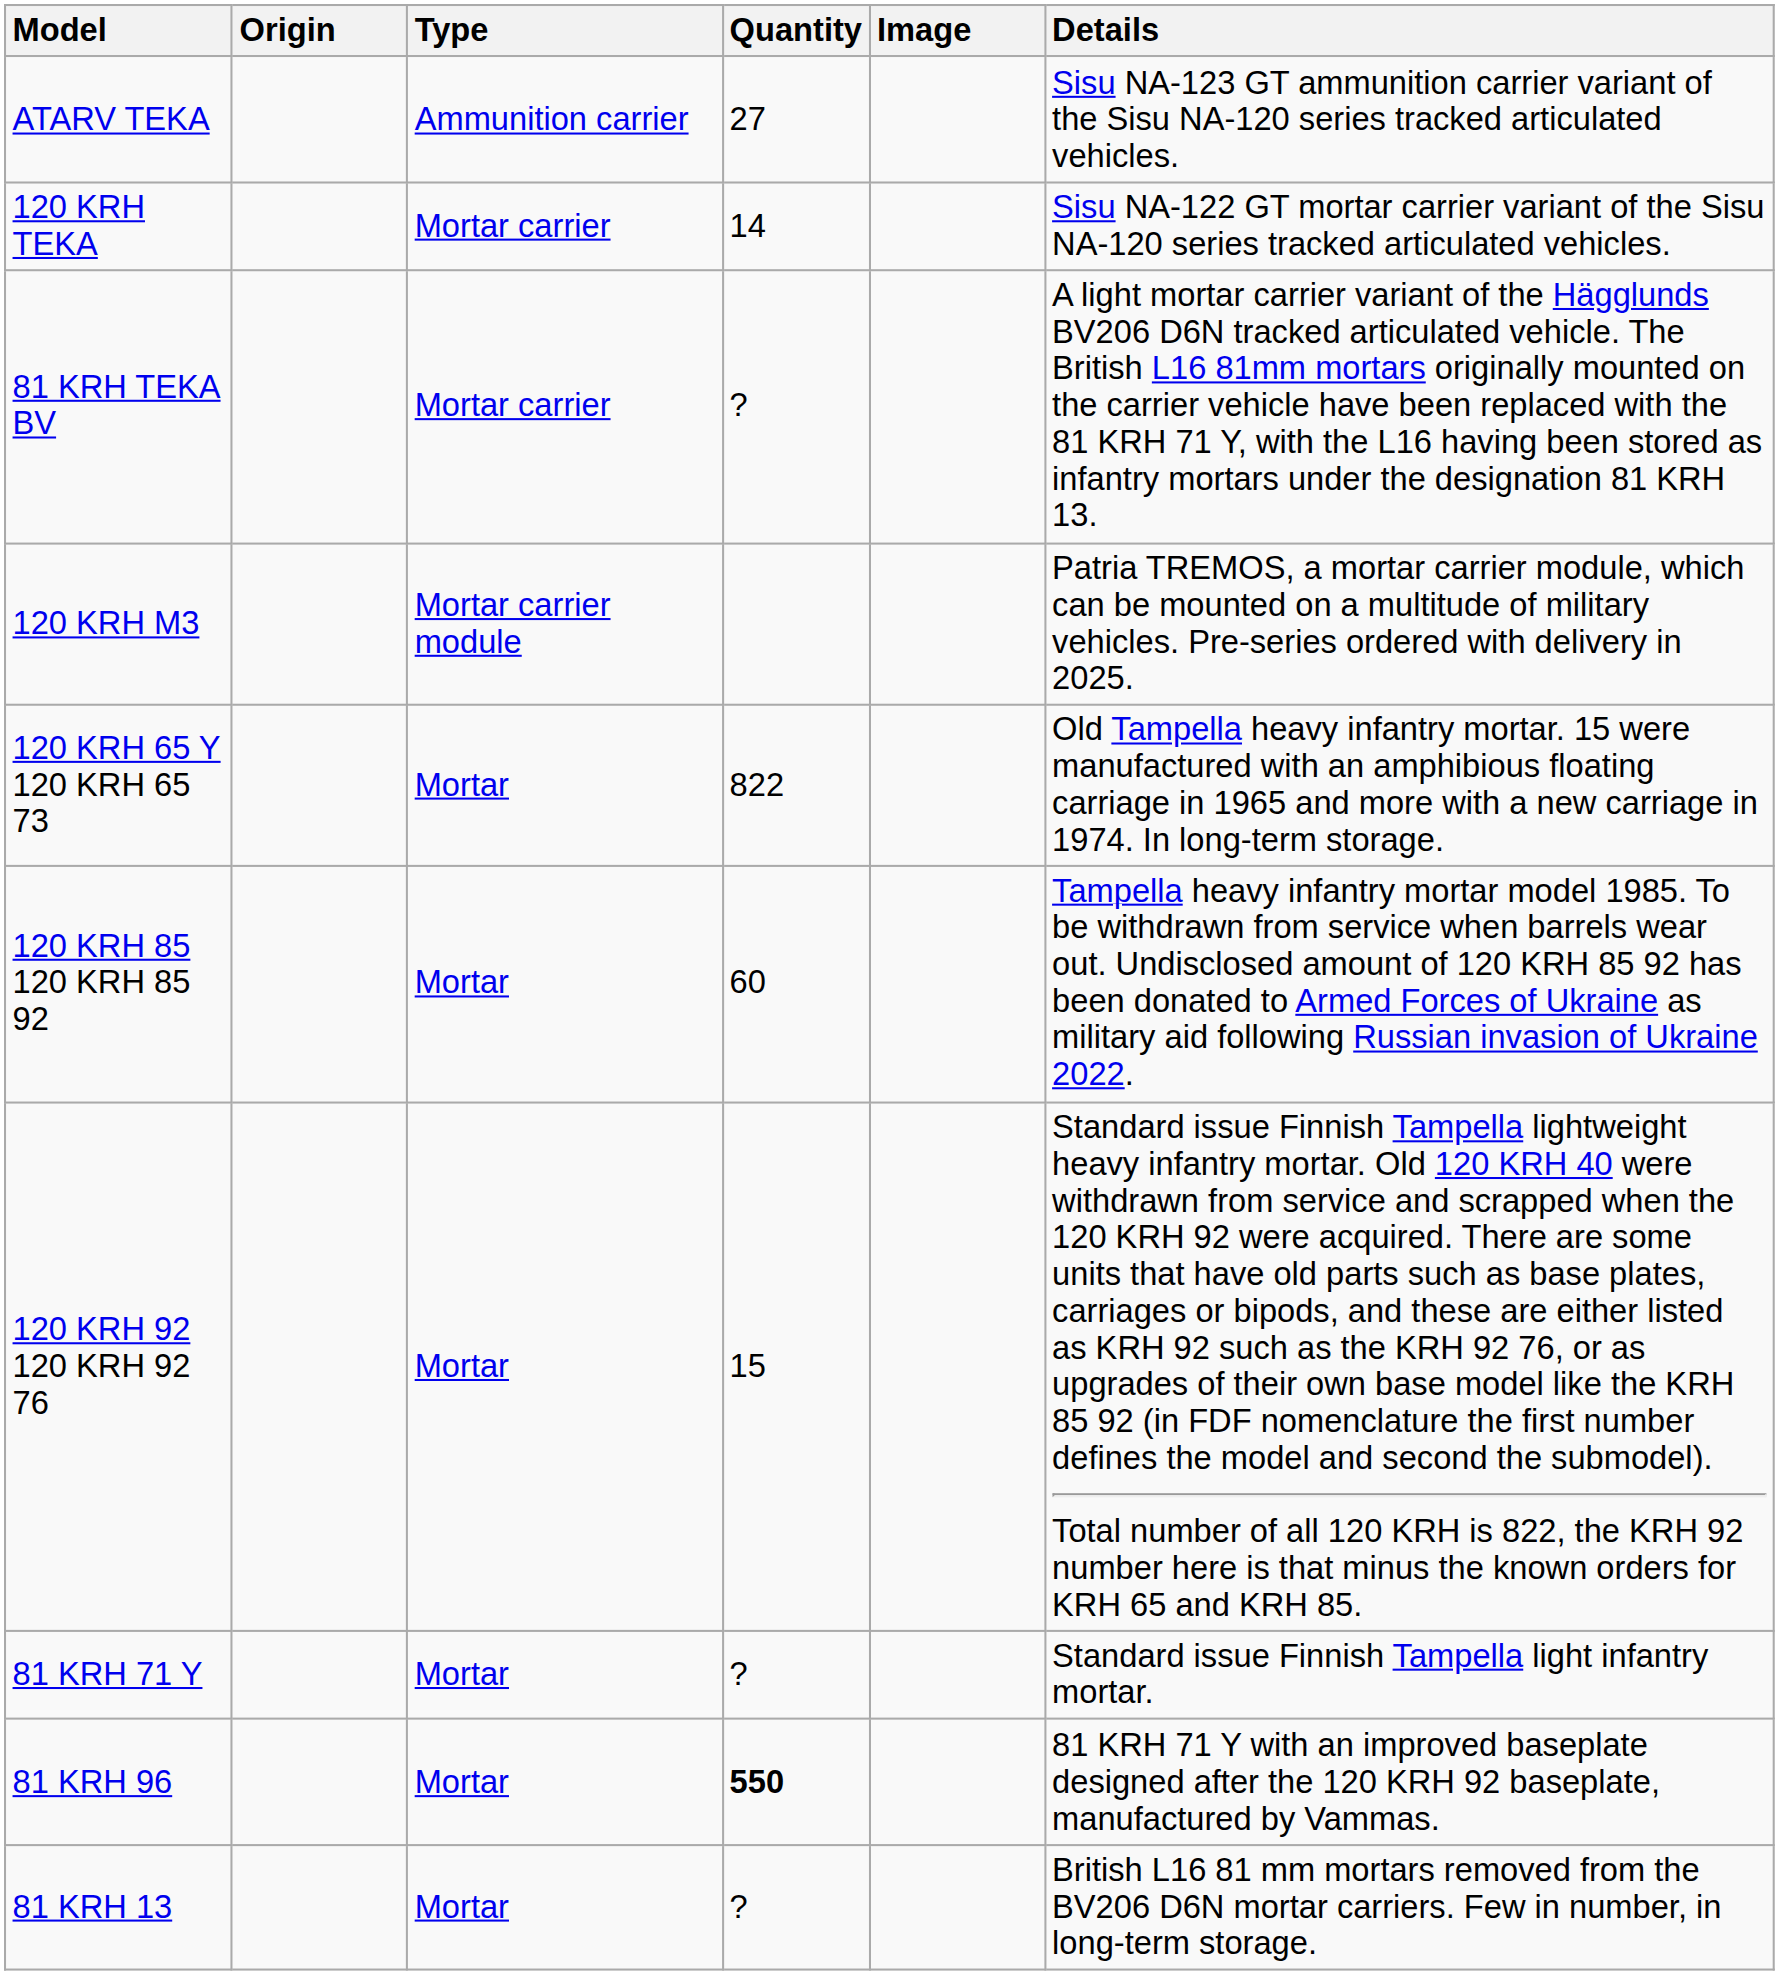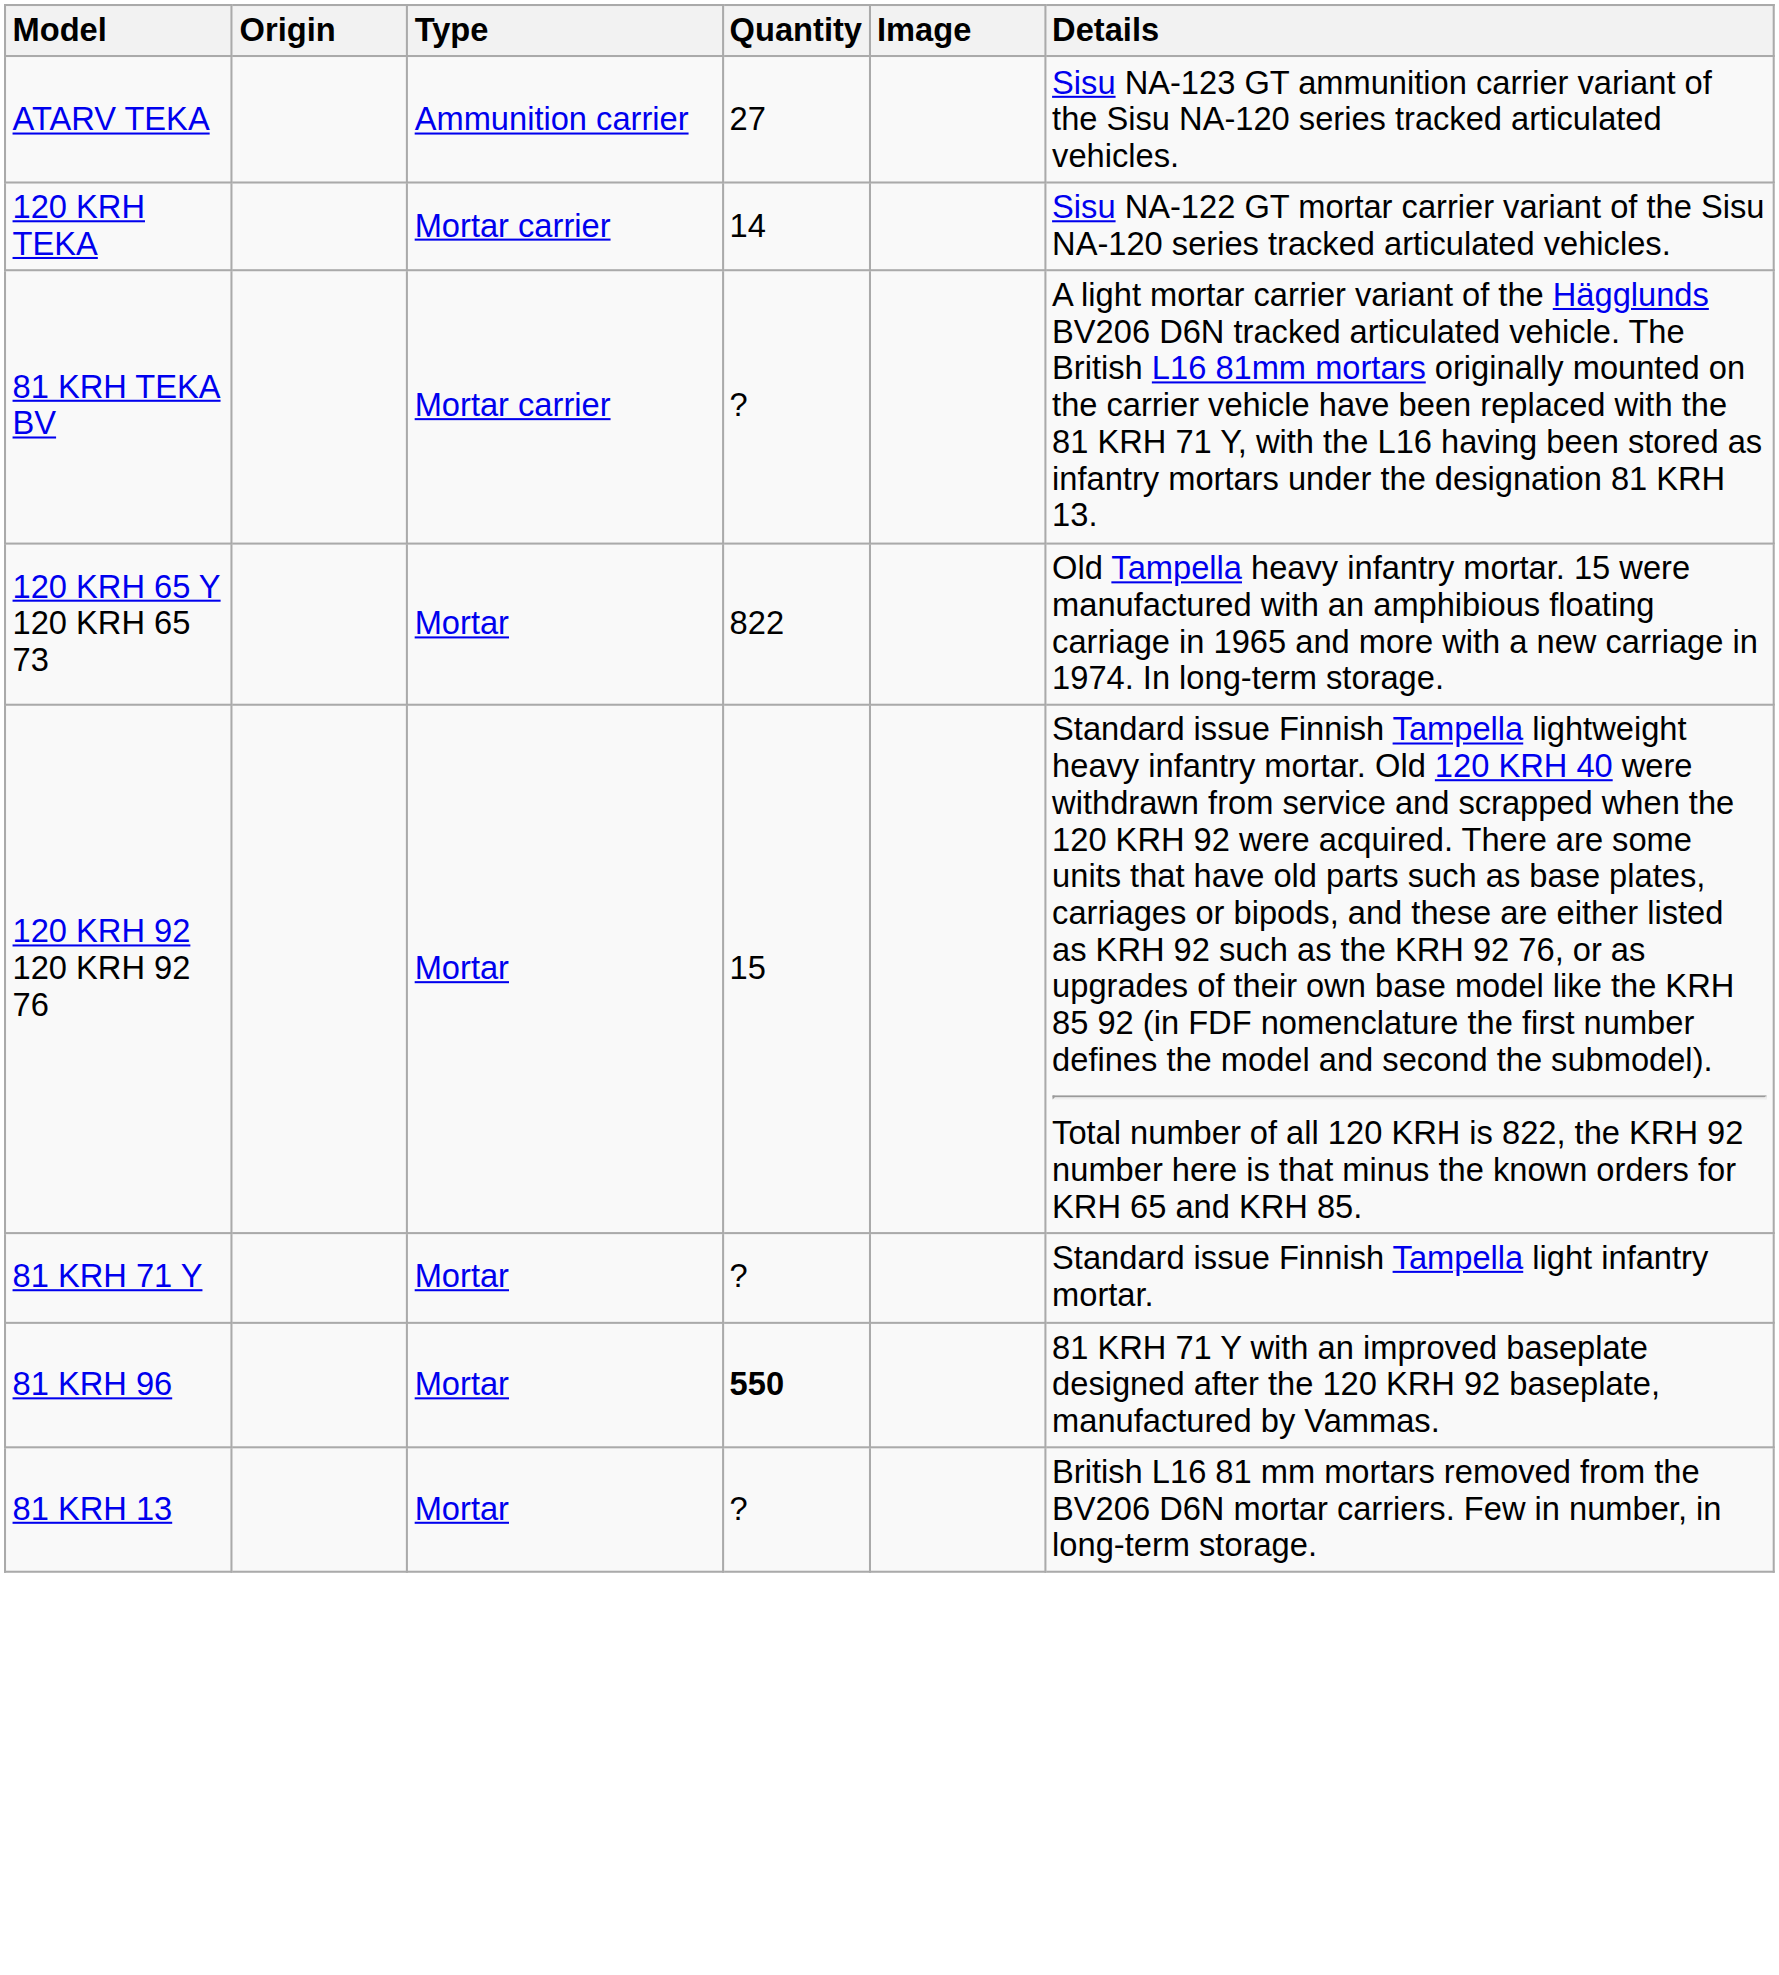- row: (106, 623)
- row: (101, 983)
